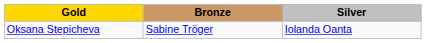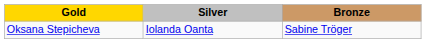columns swapped: (352, 13) <-> (213, 13)
